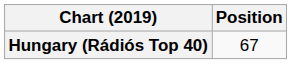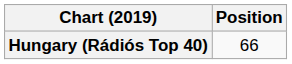(249, 44) 67 -> (249, 44) 66
